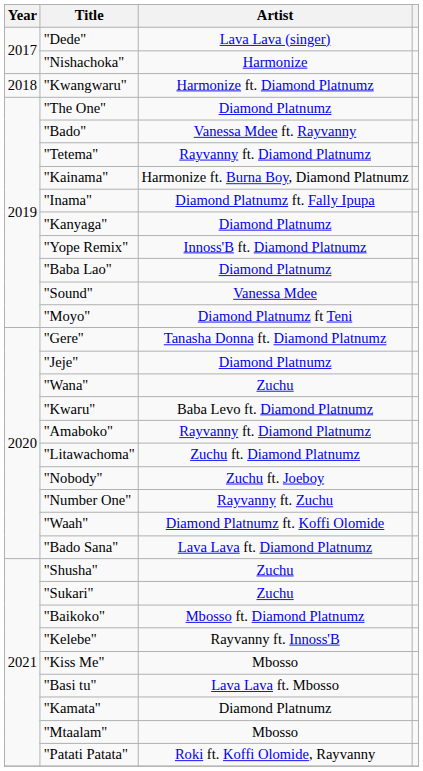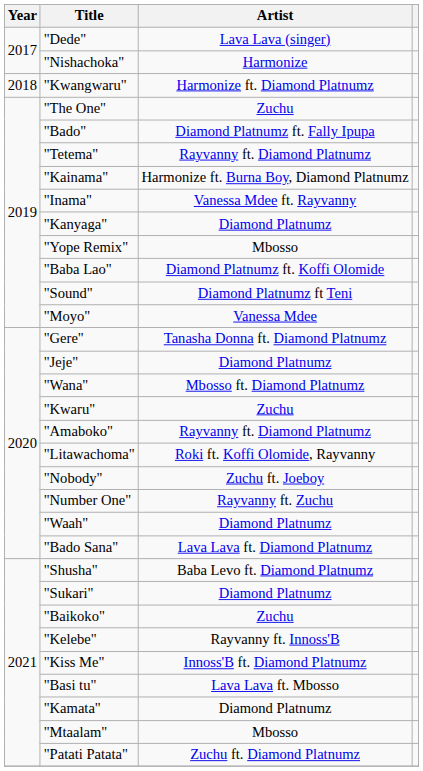(275, 108) Diamond Platnumz -> (275, 108) Zuchu
(275, 131) Vanessa Mdee ft. Rayvanny -> (275, 131) Diamond Platnumz ft. Fally Ipupa
(275, 200) Diamond Platnumz ft. Fally Ipupa -> (275, 200) Vanessa Mdee ft. Rayvanny
(275, 246) Innoss'B ft. Diamond Platnumz -> (275, 246) Mbosso
(275, 270) Diamond Platnumz -> (275, 270) Diamond Platnumz ft. Koffi Olomide
(275, 293) Vanessa Mdee -> (275, 293) Diamond Platnumz ft Teni
(275, 316) Diamond Platnumz ft Teni -> (275, 316) Vanessa Mdee
(275, 385) Zuchu -> (275, 385) Mbosso ft. Diamond Platnumz
(275, 408) Baba Levo ft. Diamond Platnumz -> (275, 408) Zuchu
(275, 454) Zuchu ft. Diamond Platnumz -> (275, 454) Roki ft. Koffi Olomide, Rayvanny
(275, 524) Diamond Platnumz ft. Koffi Olomide -> (275, 524) Diamond Platnumz
(275, 570) Zuchu -> (275, 570) Baba Levo ft. Diamond Platnumz
(275, 593) Zuchu -> (275, 593) Diamond Platnumz
(275, 616) Mbosso ft. Diamond Platnumz -> (275, 616) Zuchu
(275, 662) Mbosso -> (275, 662) Innoss'B ft. Diamond Platnumz
(275, 754) Roki ft. Koffi Olomide, Rayvanny -> (275, 754) Zuchu ft. Diamond Platnumz
